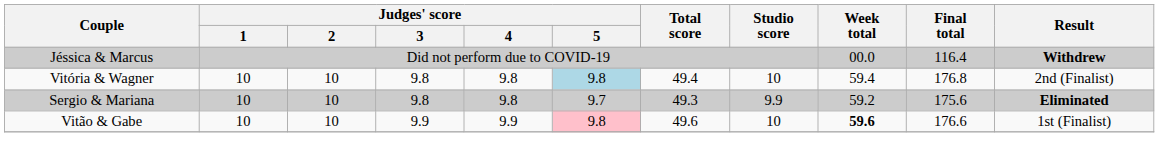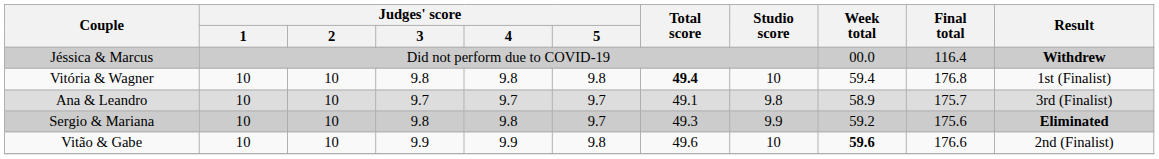(597, 78) lightblue background -> (597, 78) no background
(685, 78) normal -> (685, 78) bold
(1074, 78) 2nd (Finalist) -> (1074, 78) 1st (Finalist)
+ row: (102, 100)
(597, 121) pink background -> (597, 142) no background
(1074, 121) 1st (Finalist) -> (1074, 142) 2nd (Finalist)
